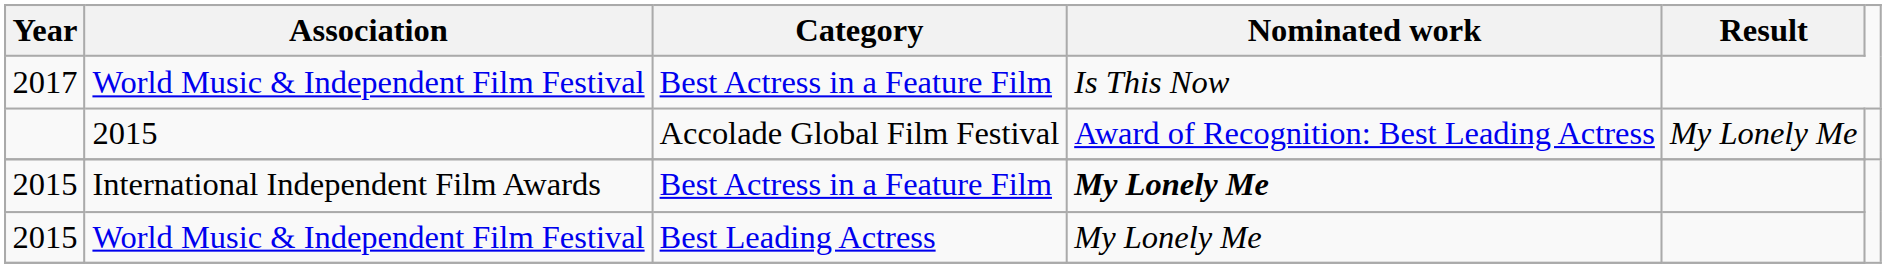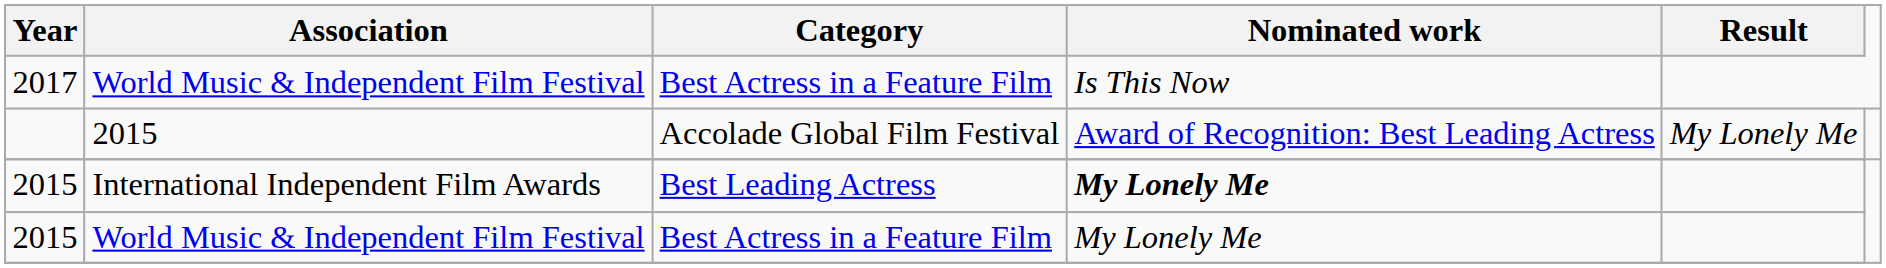(856, 184) Best Actress in a Feature Film -> (798, 184) Best Leading Actress
(798, 236) Best Leading Actress -> (856, 236) Best Actress in a Feature Film
